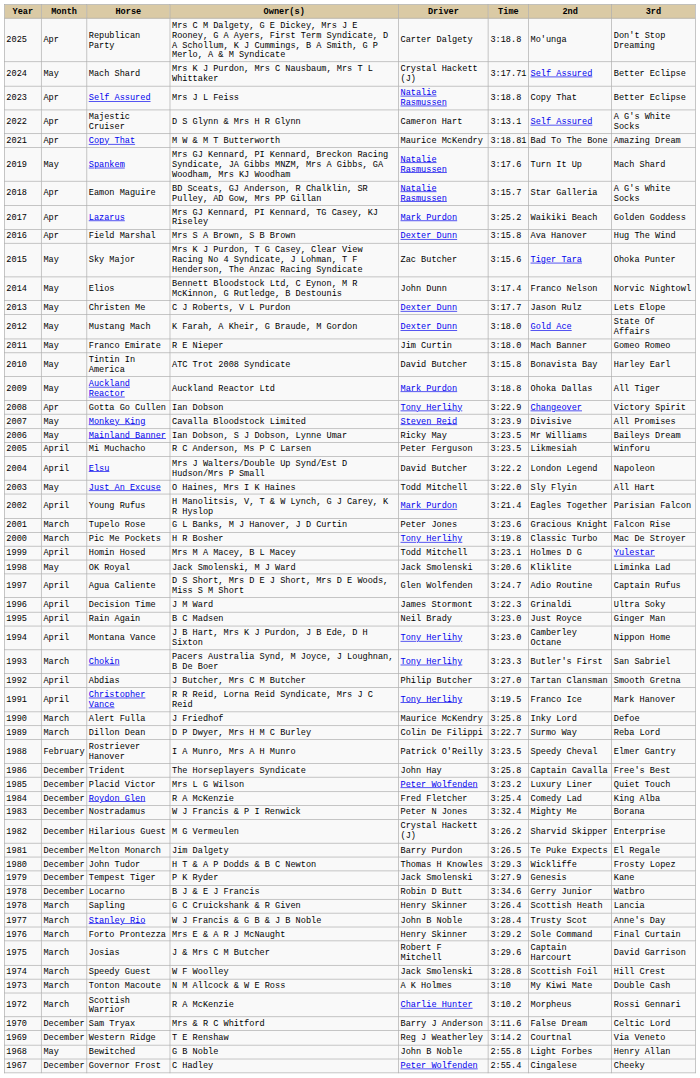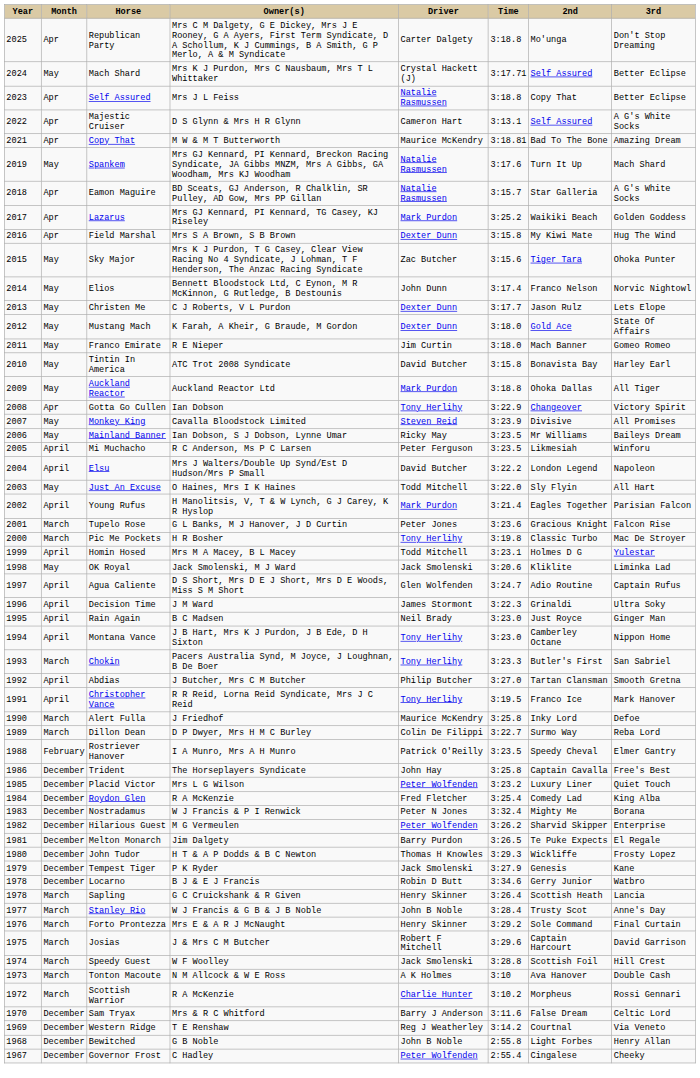(559, 236) Ava Hanover -> (561, 236) My Kiwi Mate
(439, 831) Crystal Hackett (J) -> (439, 826) Peter Wolfenden
(561, 986) My Kiwi Mate -> (559, 976) Ava Hanover
(51, 1052) May -> (64, 1042) December
